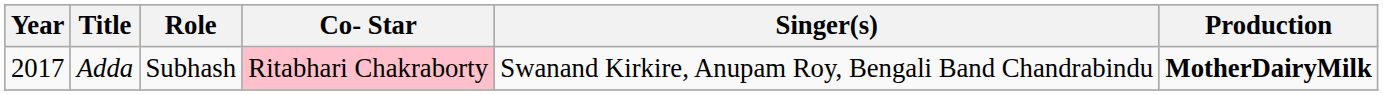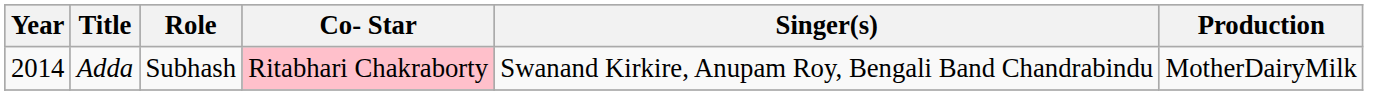(38, 68) 2017 -> (38, 68) 2014
(1269, 68) bold -> (1261, 68) normal
